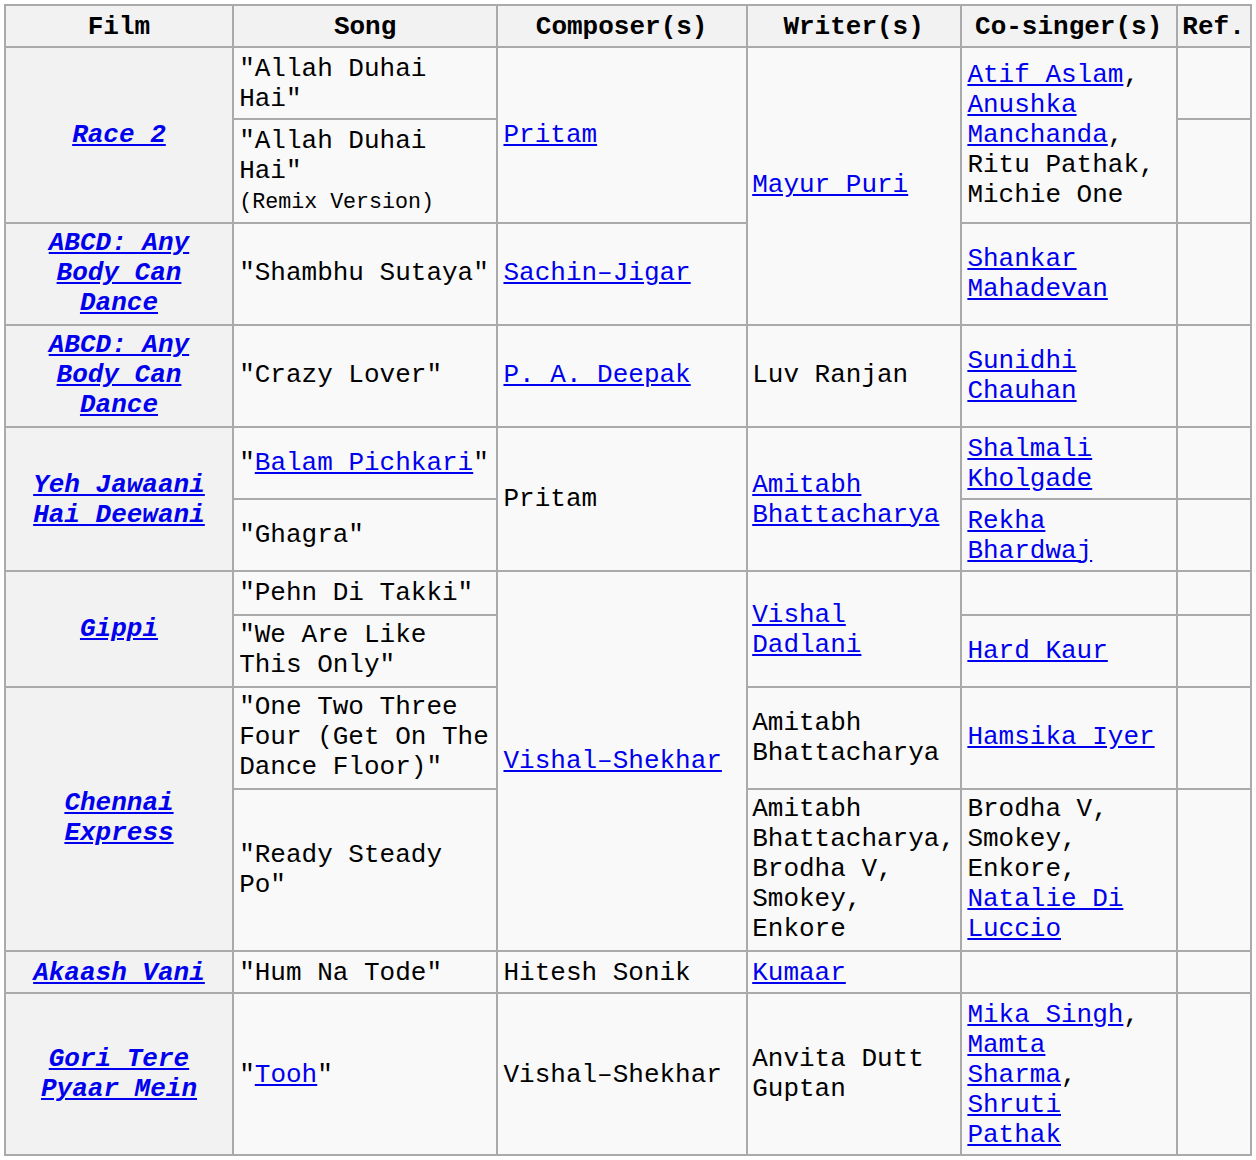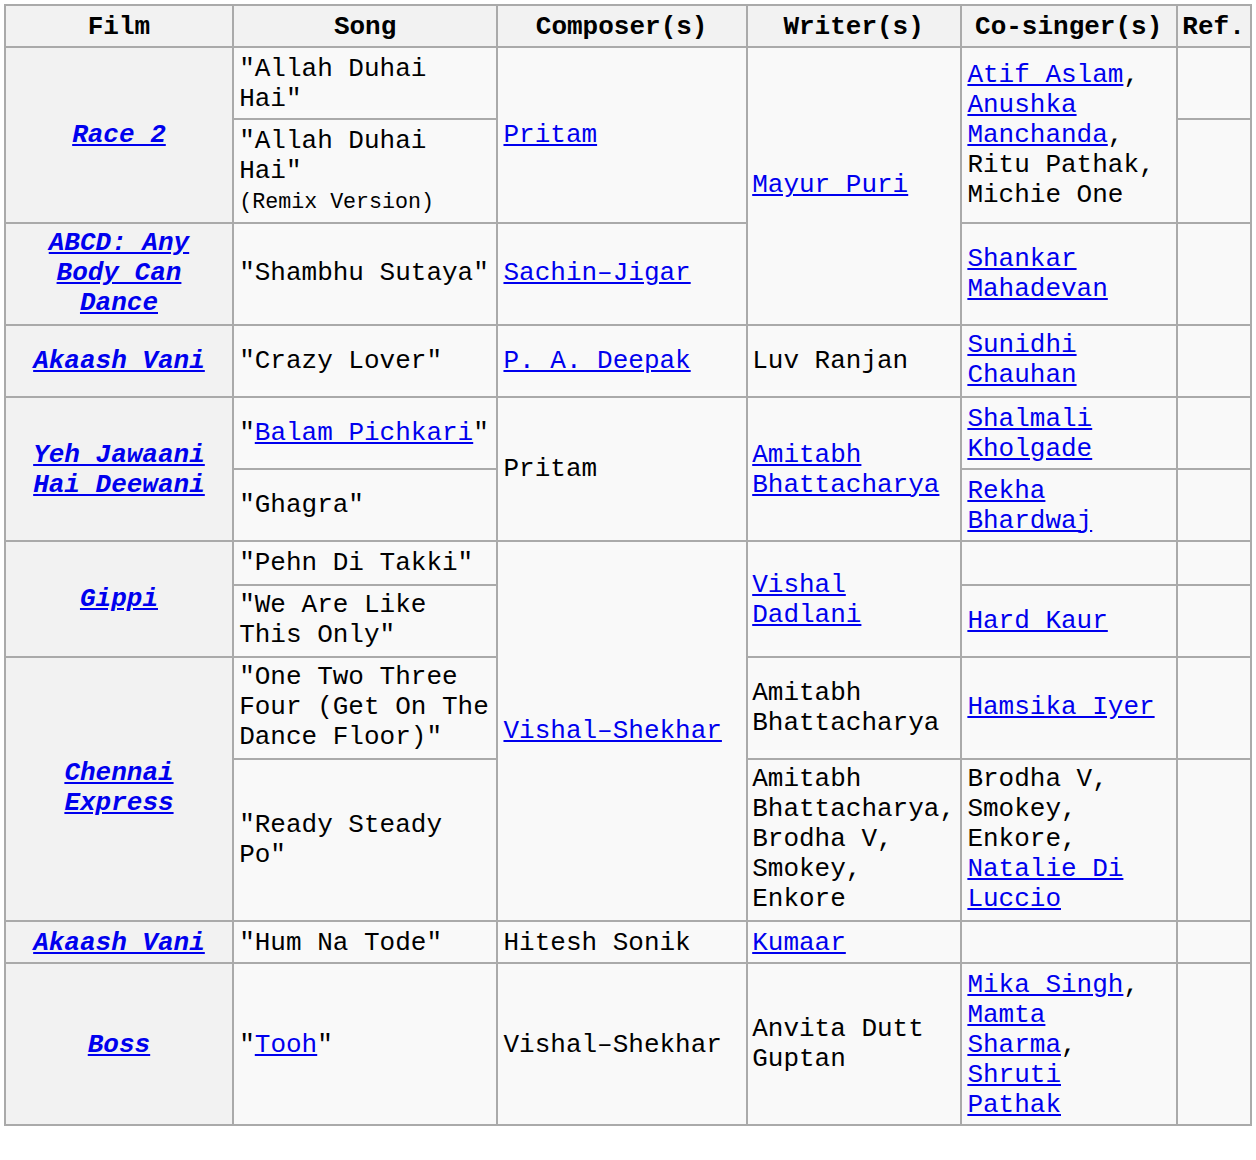(119, 376) ABCD: Any Body Can Dance -> (119, 361) Akaash Vani
(119, 1075) Gori Tere Pyaar Mein -> (119, 1045) Boss
